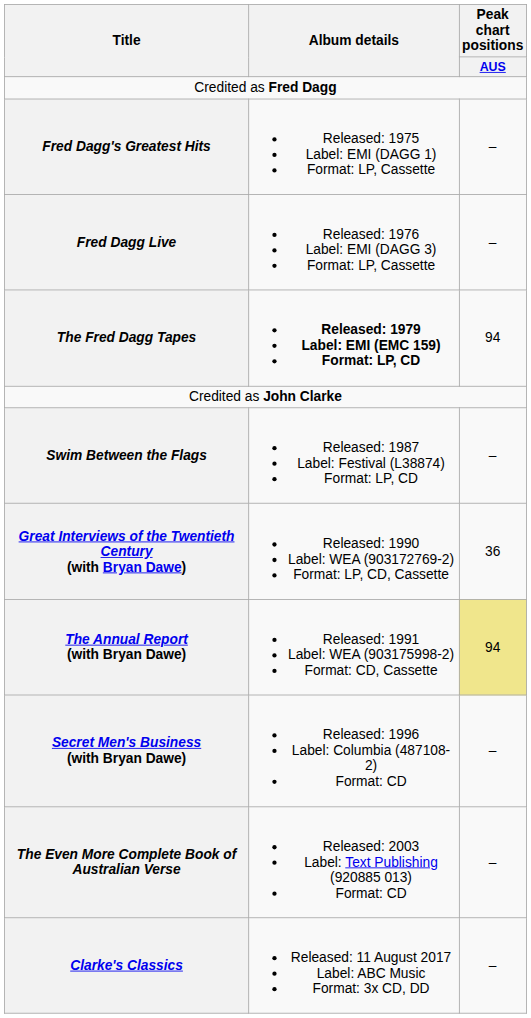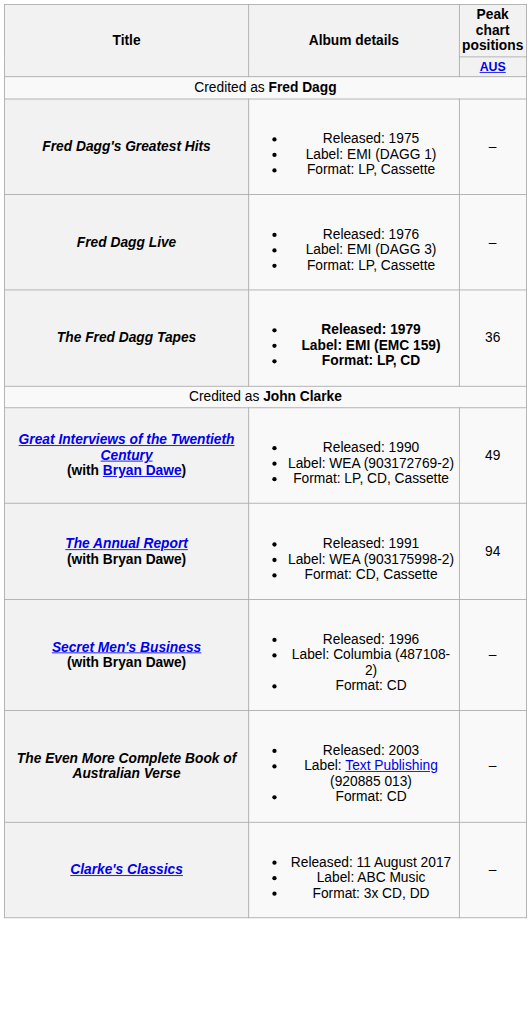(493, 338) 94 -> (493, 338) 36
- row: (127, 455)
(493, 551) 36 -> (493, 455) 49
(493, 647) khaki background -> (493, 551) no background
